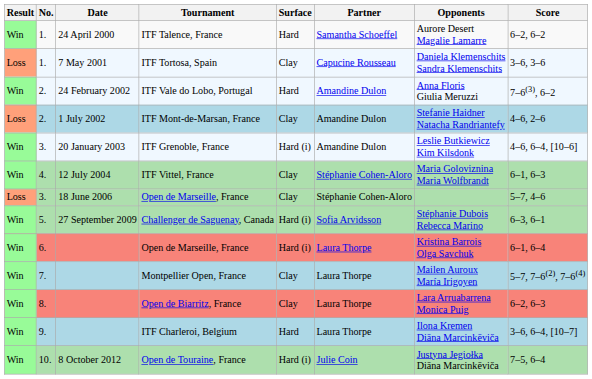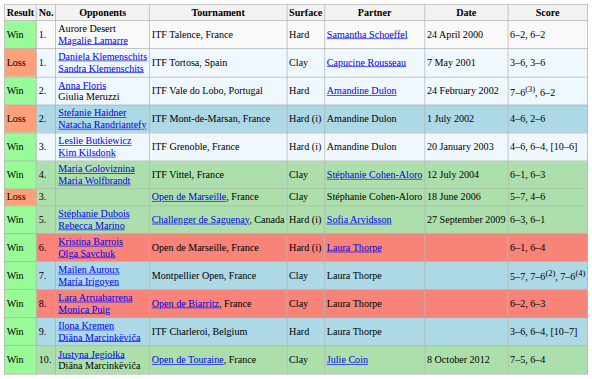columns swapped: (98, 12) <-> (461, 12)
(288, 118) Clay -> (305, 118) Hard (i)
(295, 359) Hard (i) -> (299, 359) Clay
